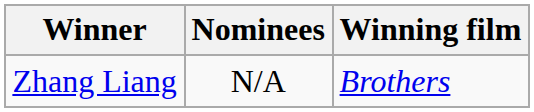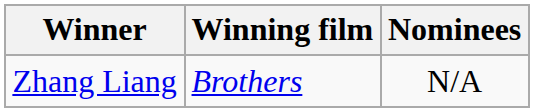columns swapped: (430, 29) <-> (258, 29)
